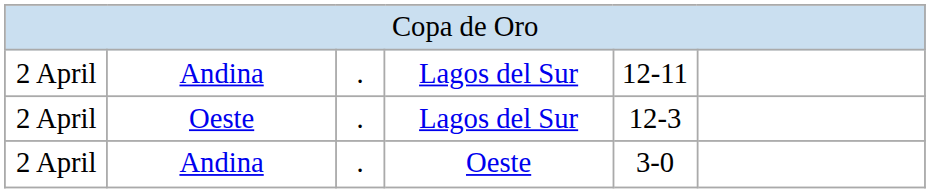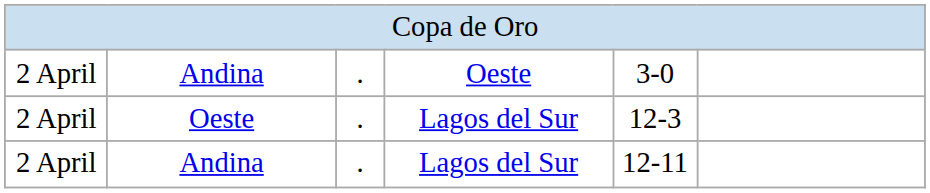rows swapped: (222, 72) <-> (222, 163)
